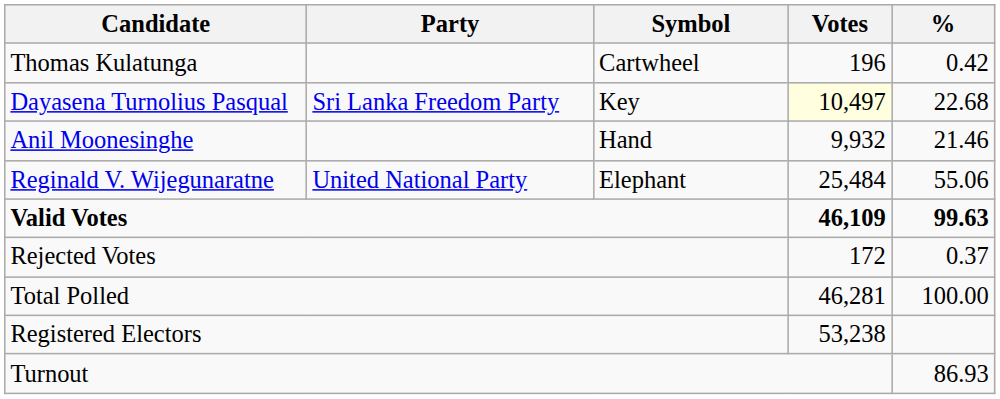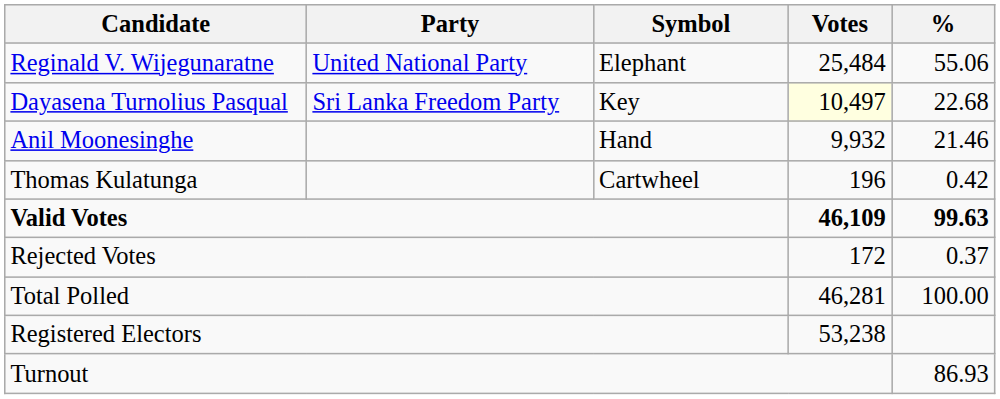rows swapped: (142, 179) <-> (104, 62)
